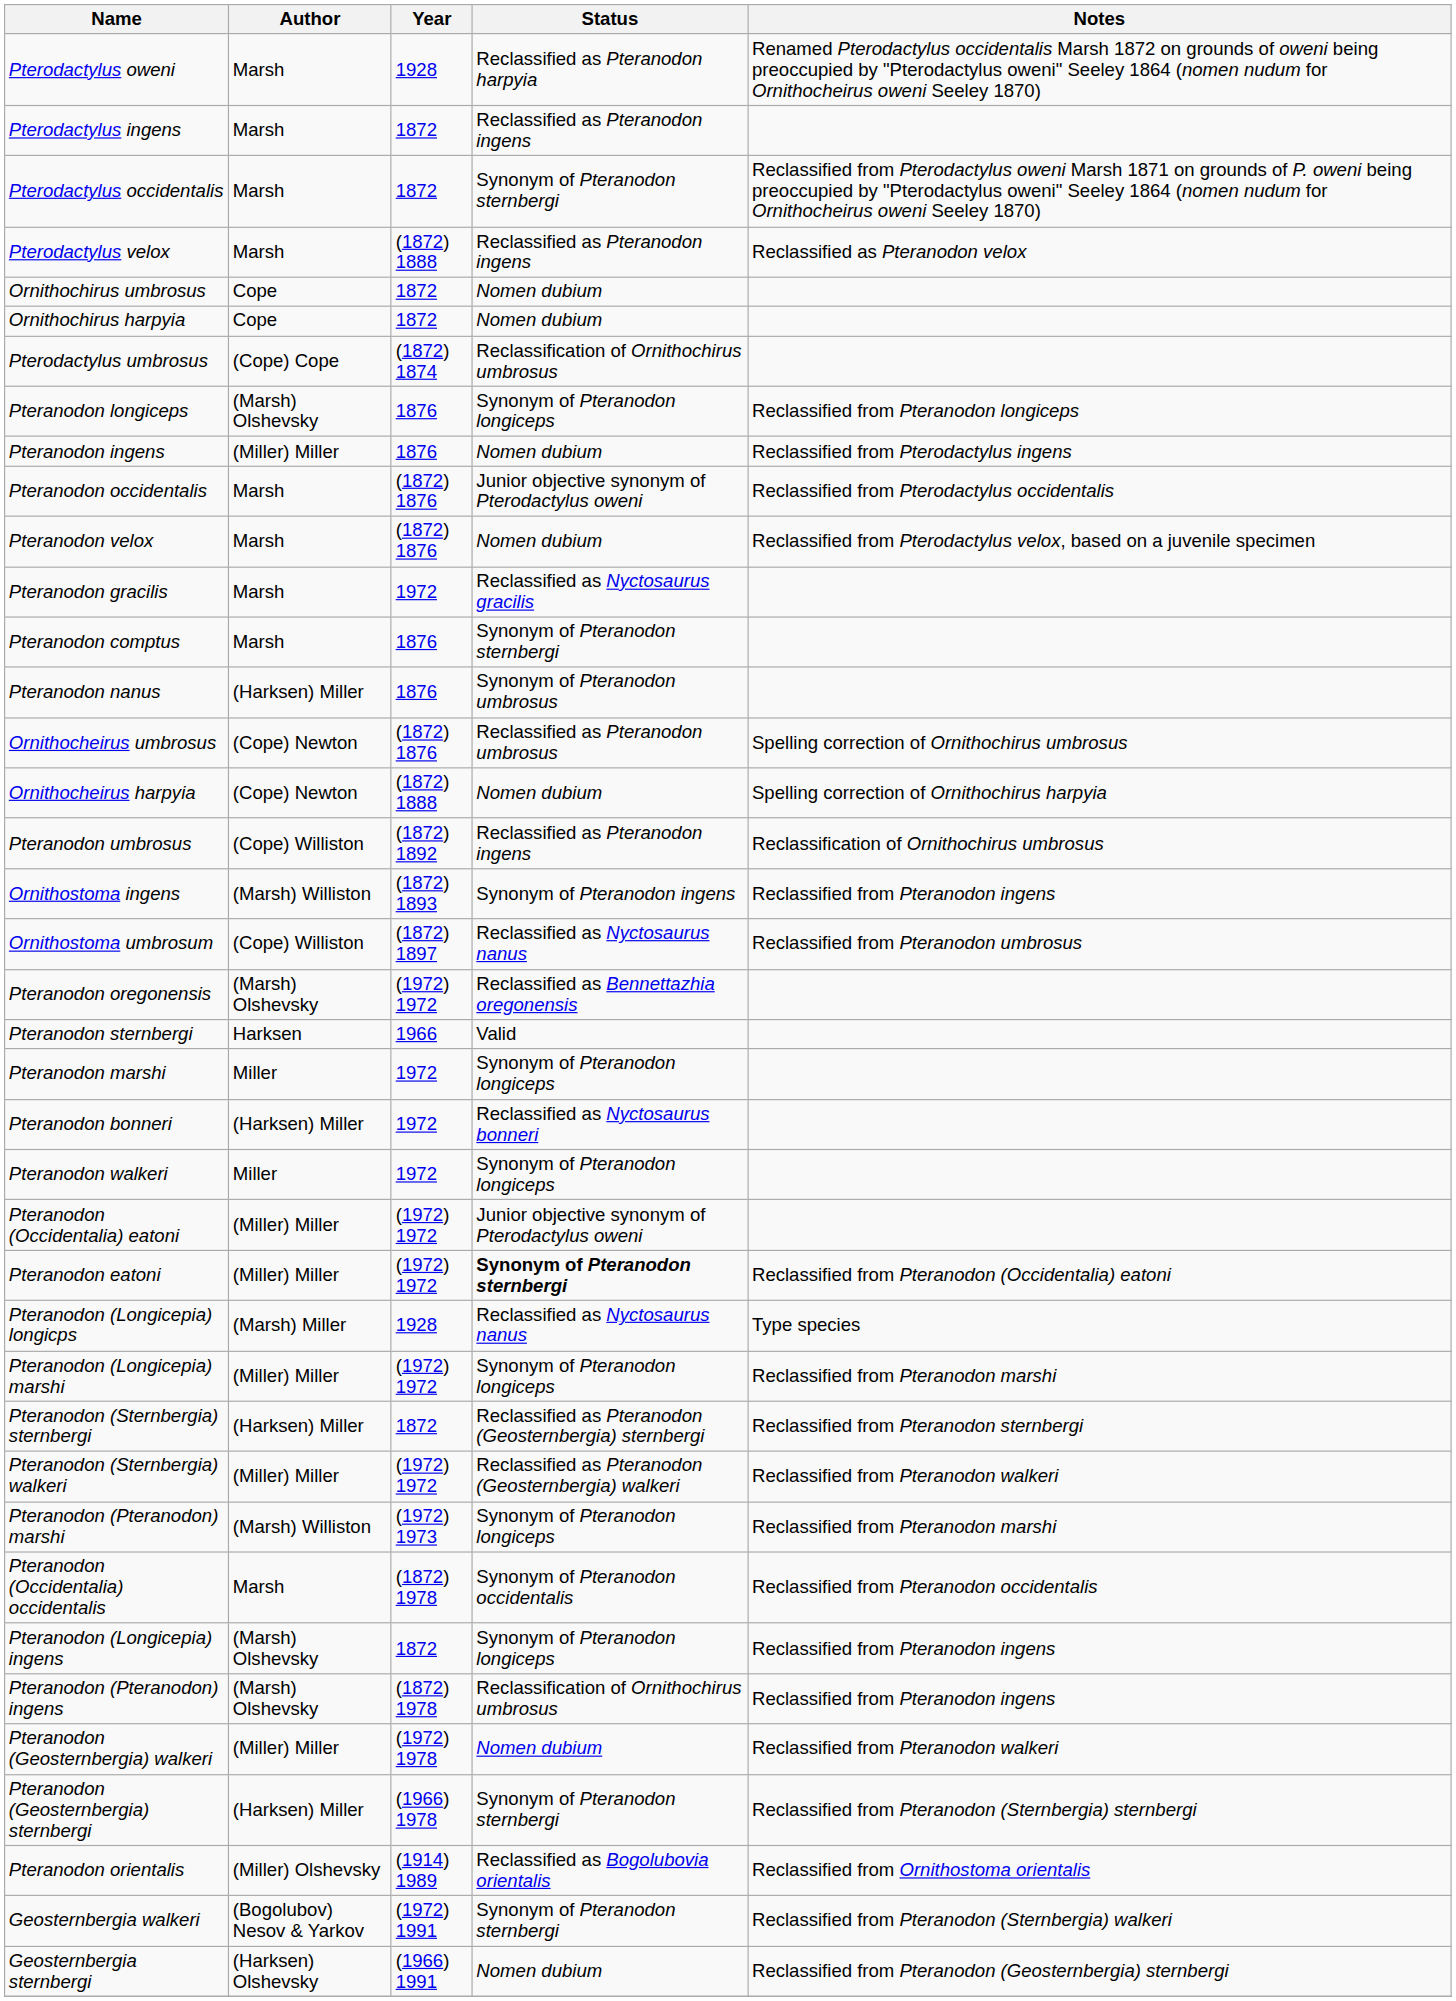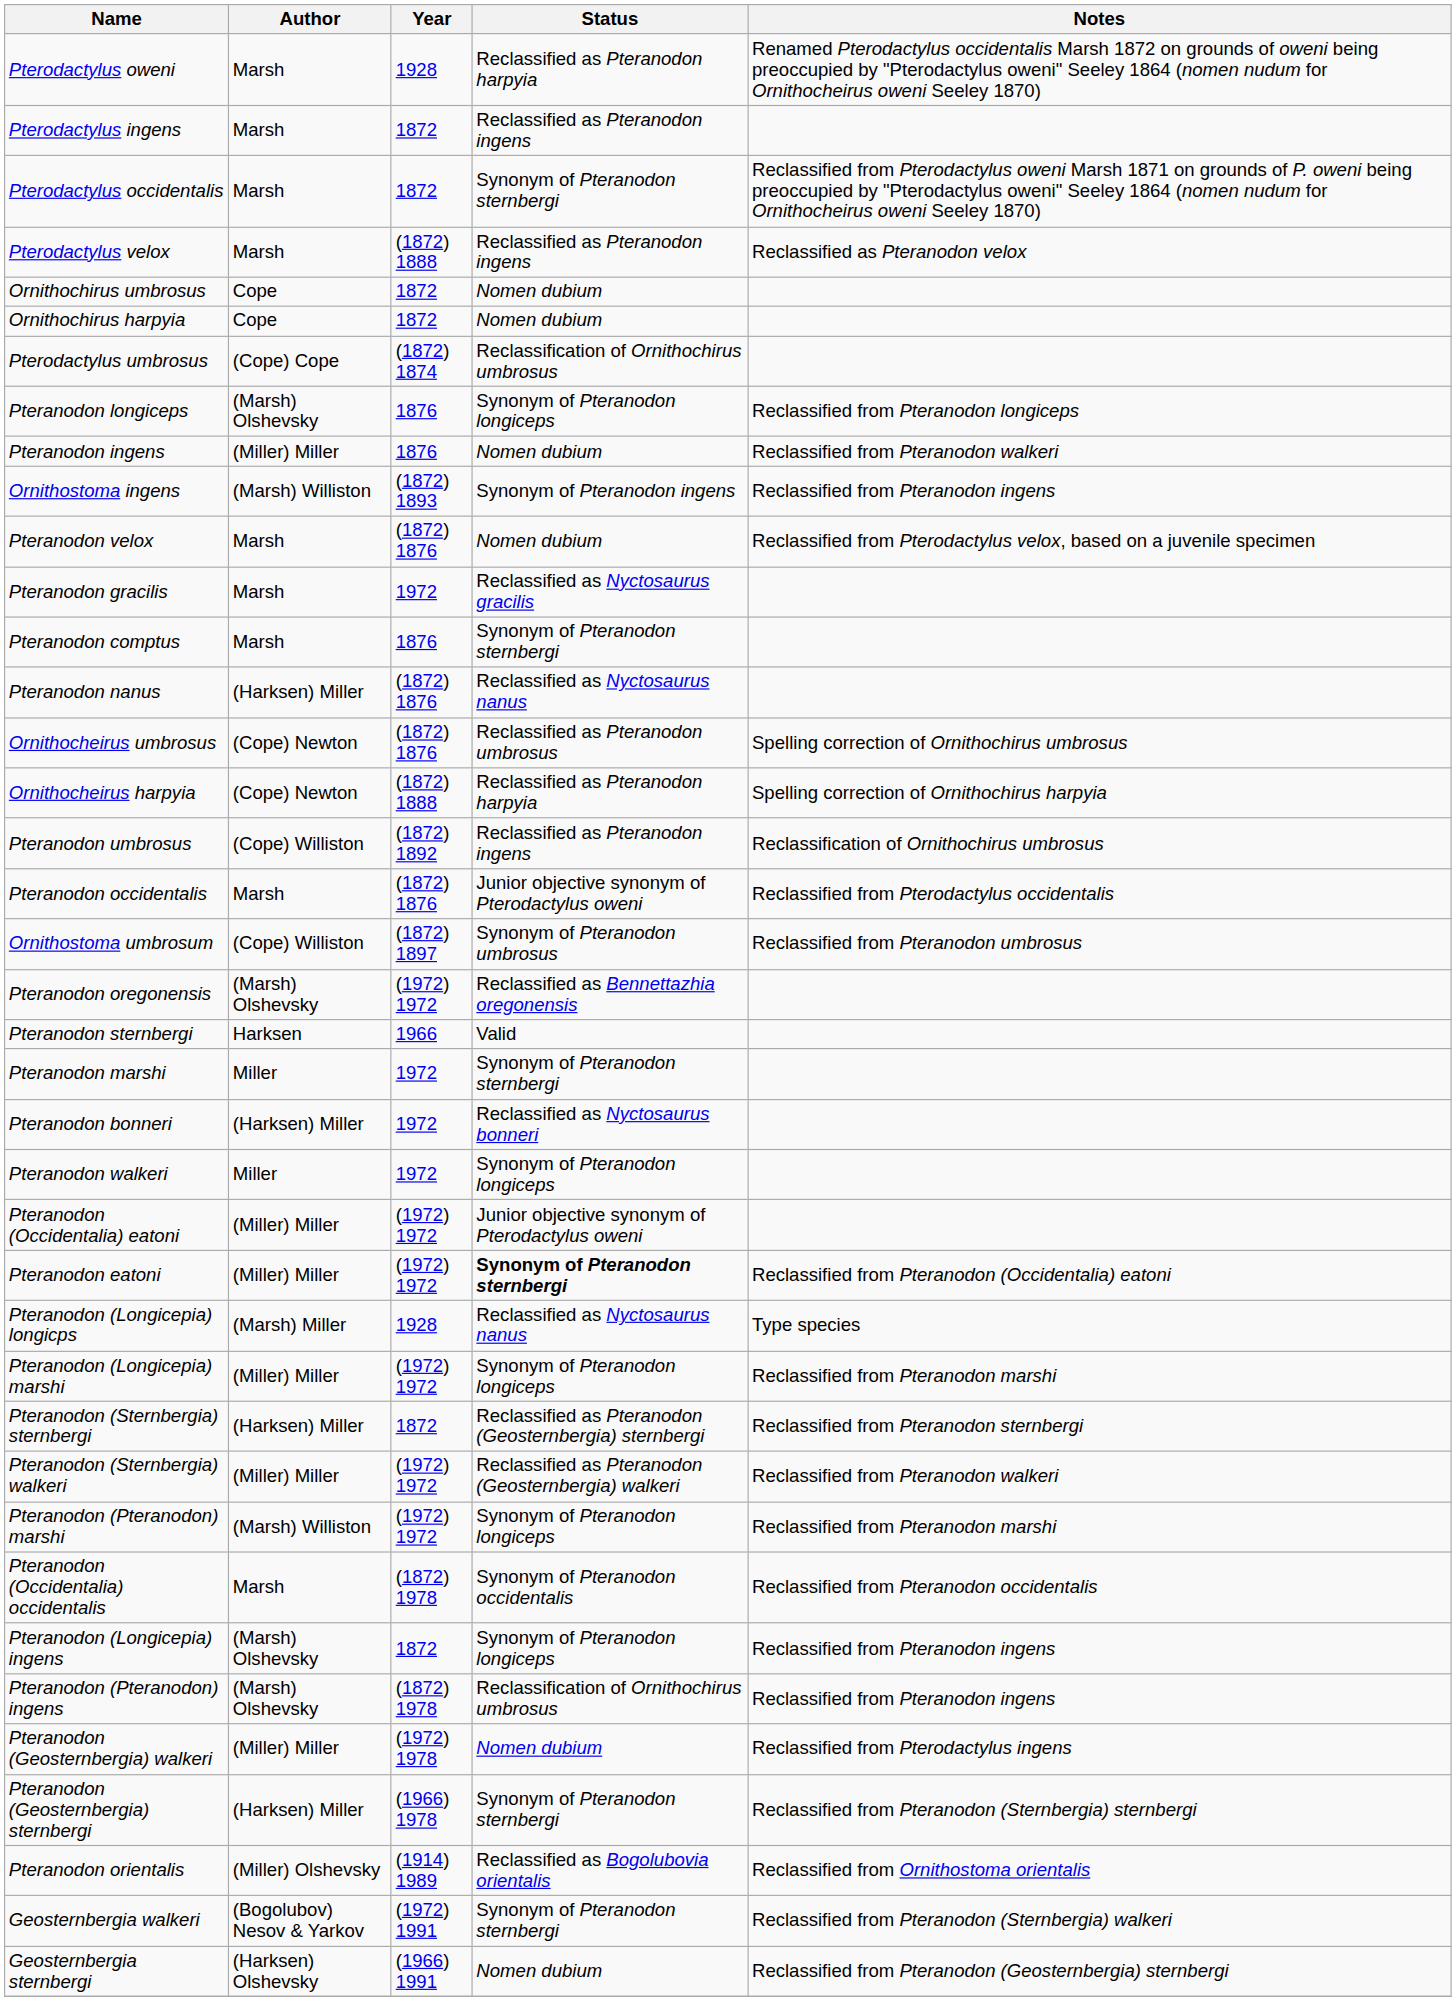(912, 451) Reclassified from Pterodactylus ingens -> (905, 451) Reclassified from Pteranodon walkeri
rows swapped: (108, 491) <-> (94, 893)
(416, 692) 1876 -> (423, 692) (1872) 1876
(576, 692) Synonym of Pteranodon umbrosus -> (593, 692) Reclassified as Nyctosaurus nanus
(539, 792) Nomen dubium -> (589, 792) Reclassified as Pteranodon harpyia
(593, 943) Reclassified as Nyctosaurus nanus -> (576, 943) Synonym of Pteranodon umbrosus
(576, 1073) Synonym of Pteranodon longiceps -> (576, 1073) Synonym of Pteranodon sternbergi
(423, 1526) (1972) 1973 -> (423, 1526) (1972) 1972
(905, 1748) Reclassified from Pteranodon walkeri -> (912, 1748) Reclassified from Pterodactylus ingens
